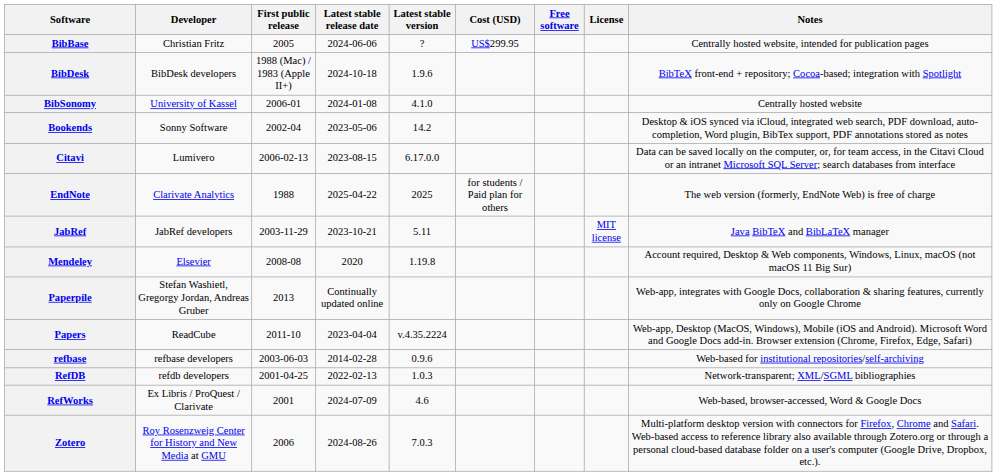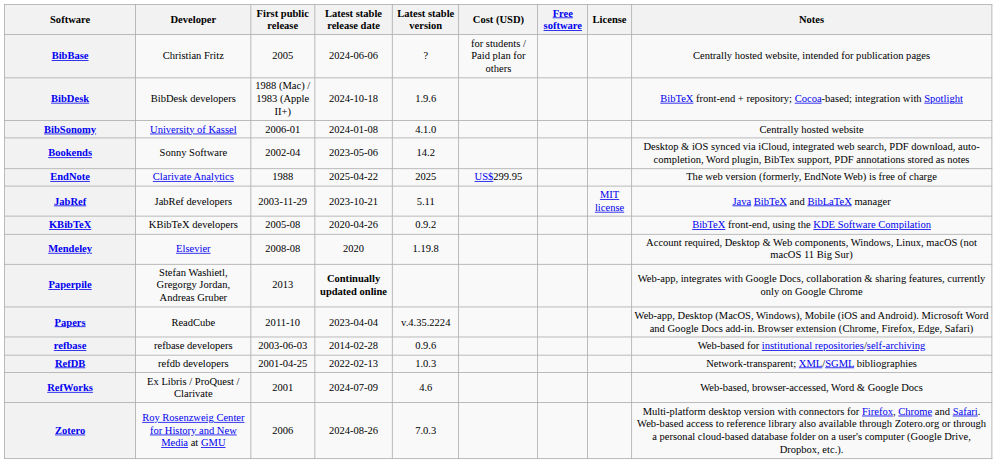(495, 43) US$299.95 -> (498, 56) for students / Paid plan for others
- row: (70, 158)
(495, 195) for students / Paid plan for others -> (498, 177) US$299.95
+ row: (70, 225)
(352, 298) normal -> (354, 286) bold
